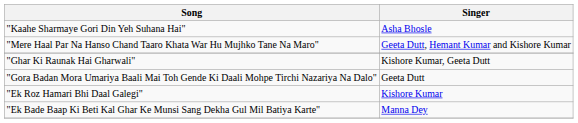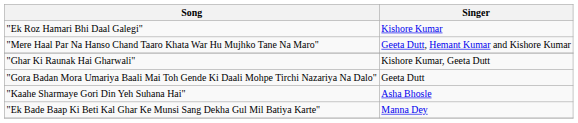rows swapped: (75, 94) <-> (96, 29)
